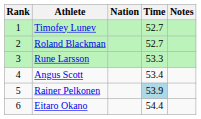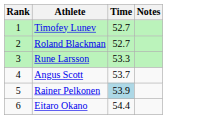- column: (125, 12)
(154, 75) 53.4 -> (121, 75) 53.7
